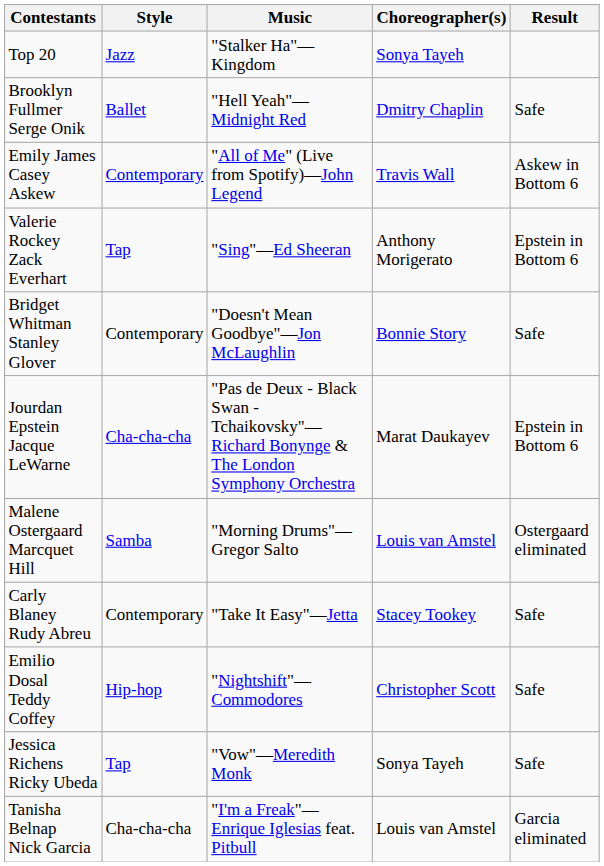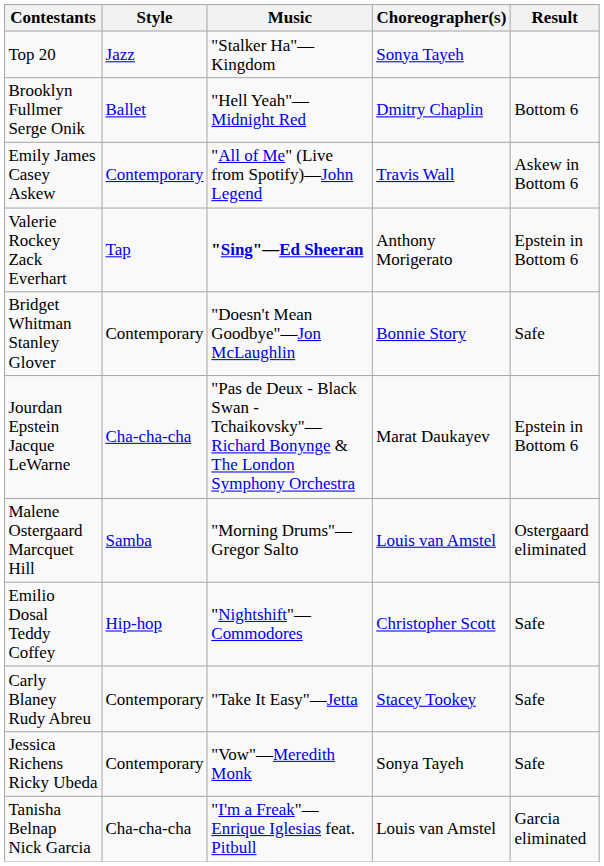(530, 109) Safe -> (546, 109) Bottom 6
(281, 249) normal -> (287, 249) bold
rows swapped: (50, 614) <-> (32, 689)
(118, 763) Tap -> (155, 763) Contemporary
